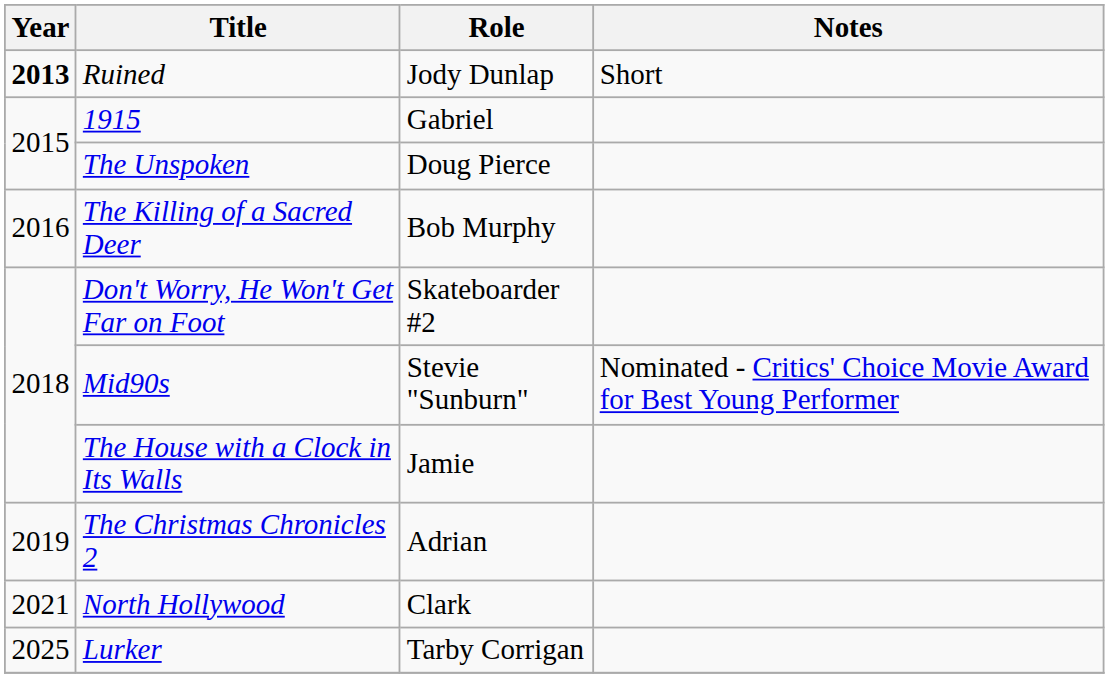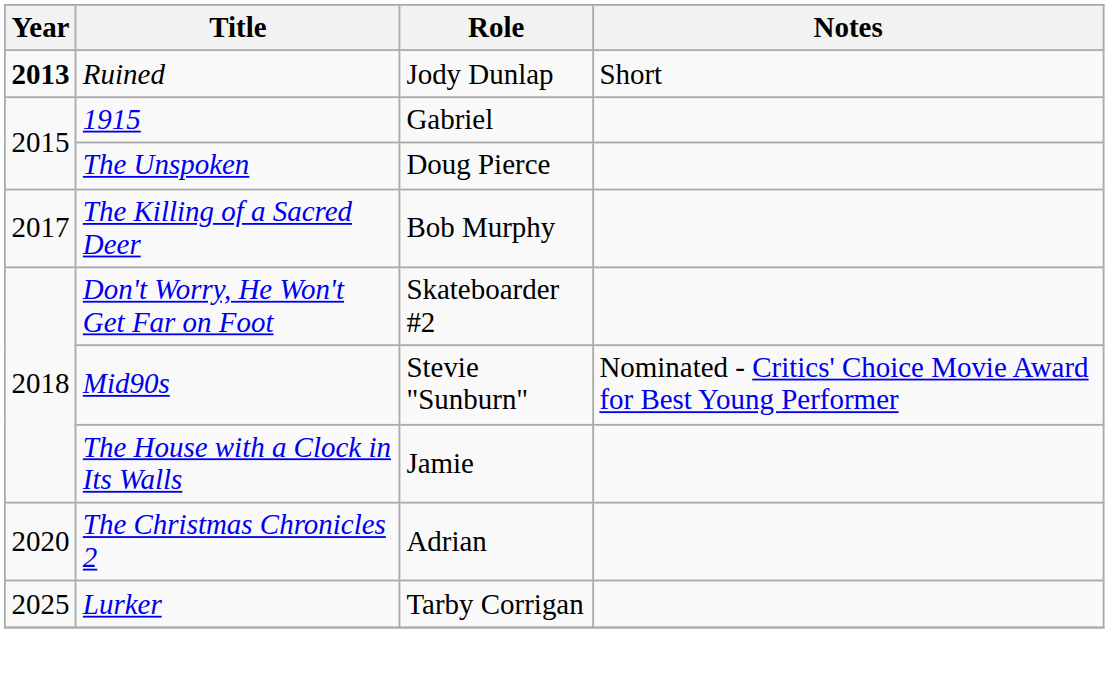(41, 227) 2016 -> (41, 227) 2017
(41, 541) 2019 -> (41, 541) 2020
- row: (184, 603)
